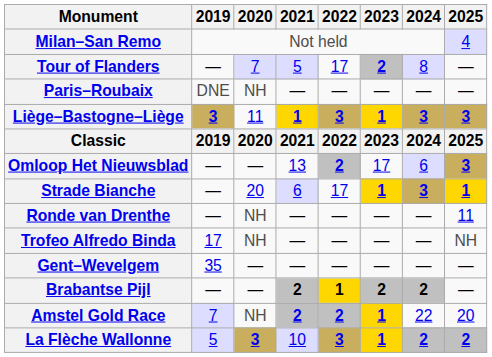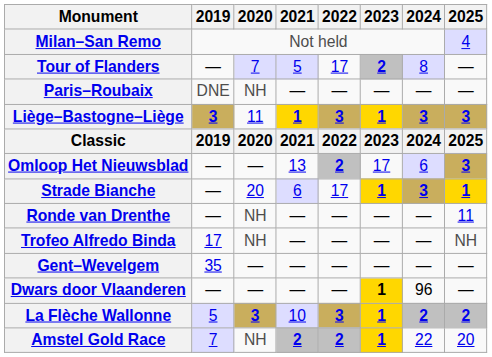+ row: (98, 290)
- row: (98, 290)
rows swapped: (98, 315) <-> (98, 340)
